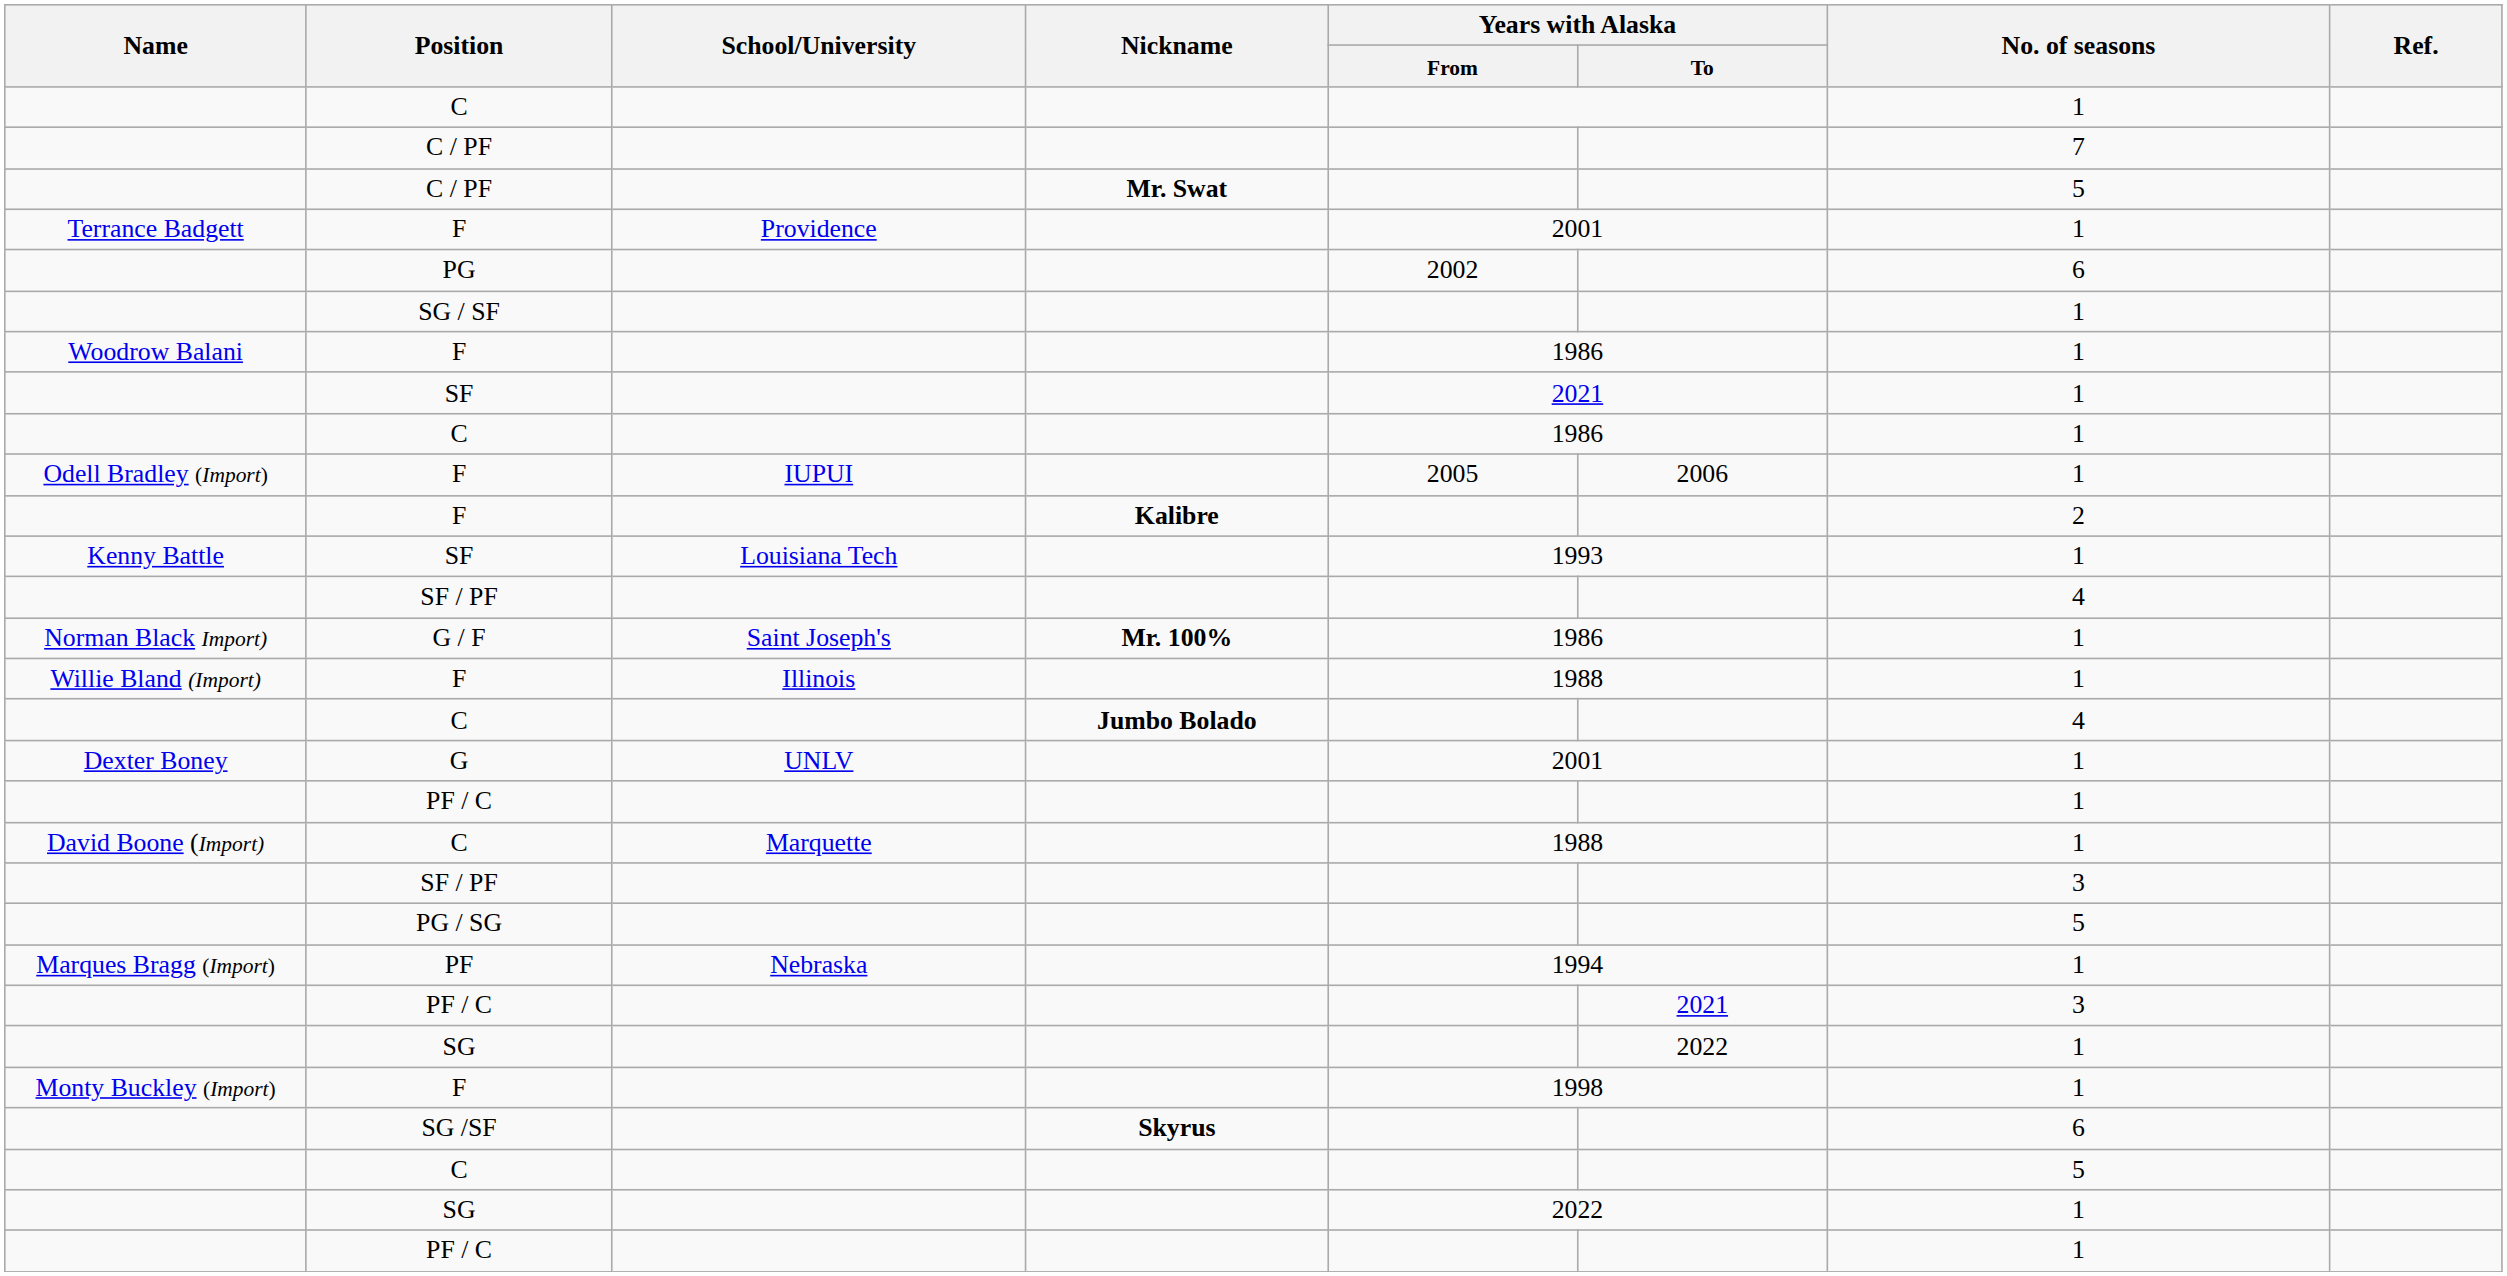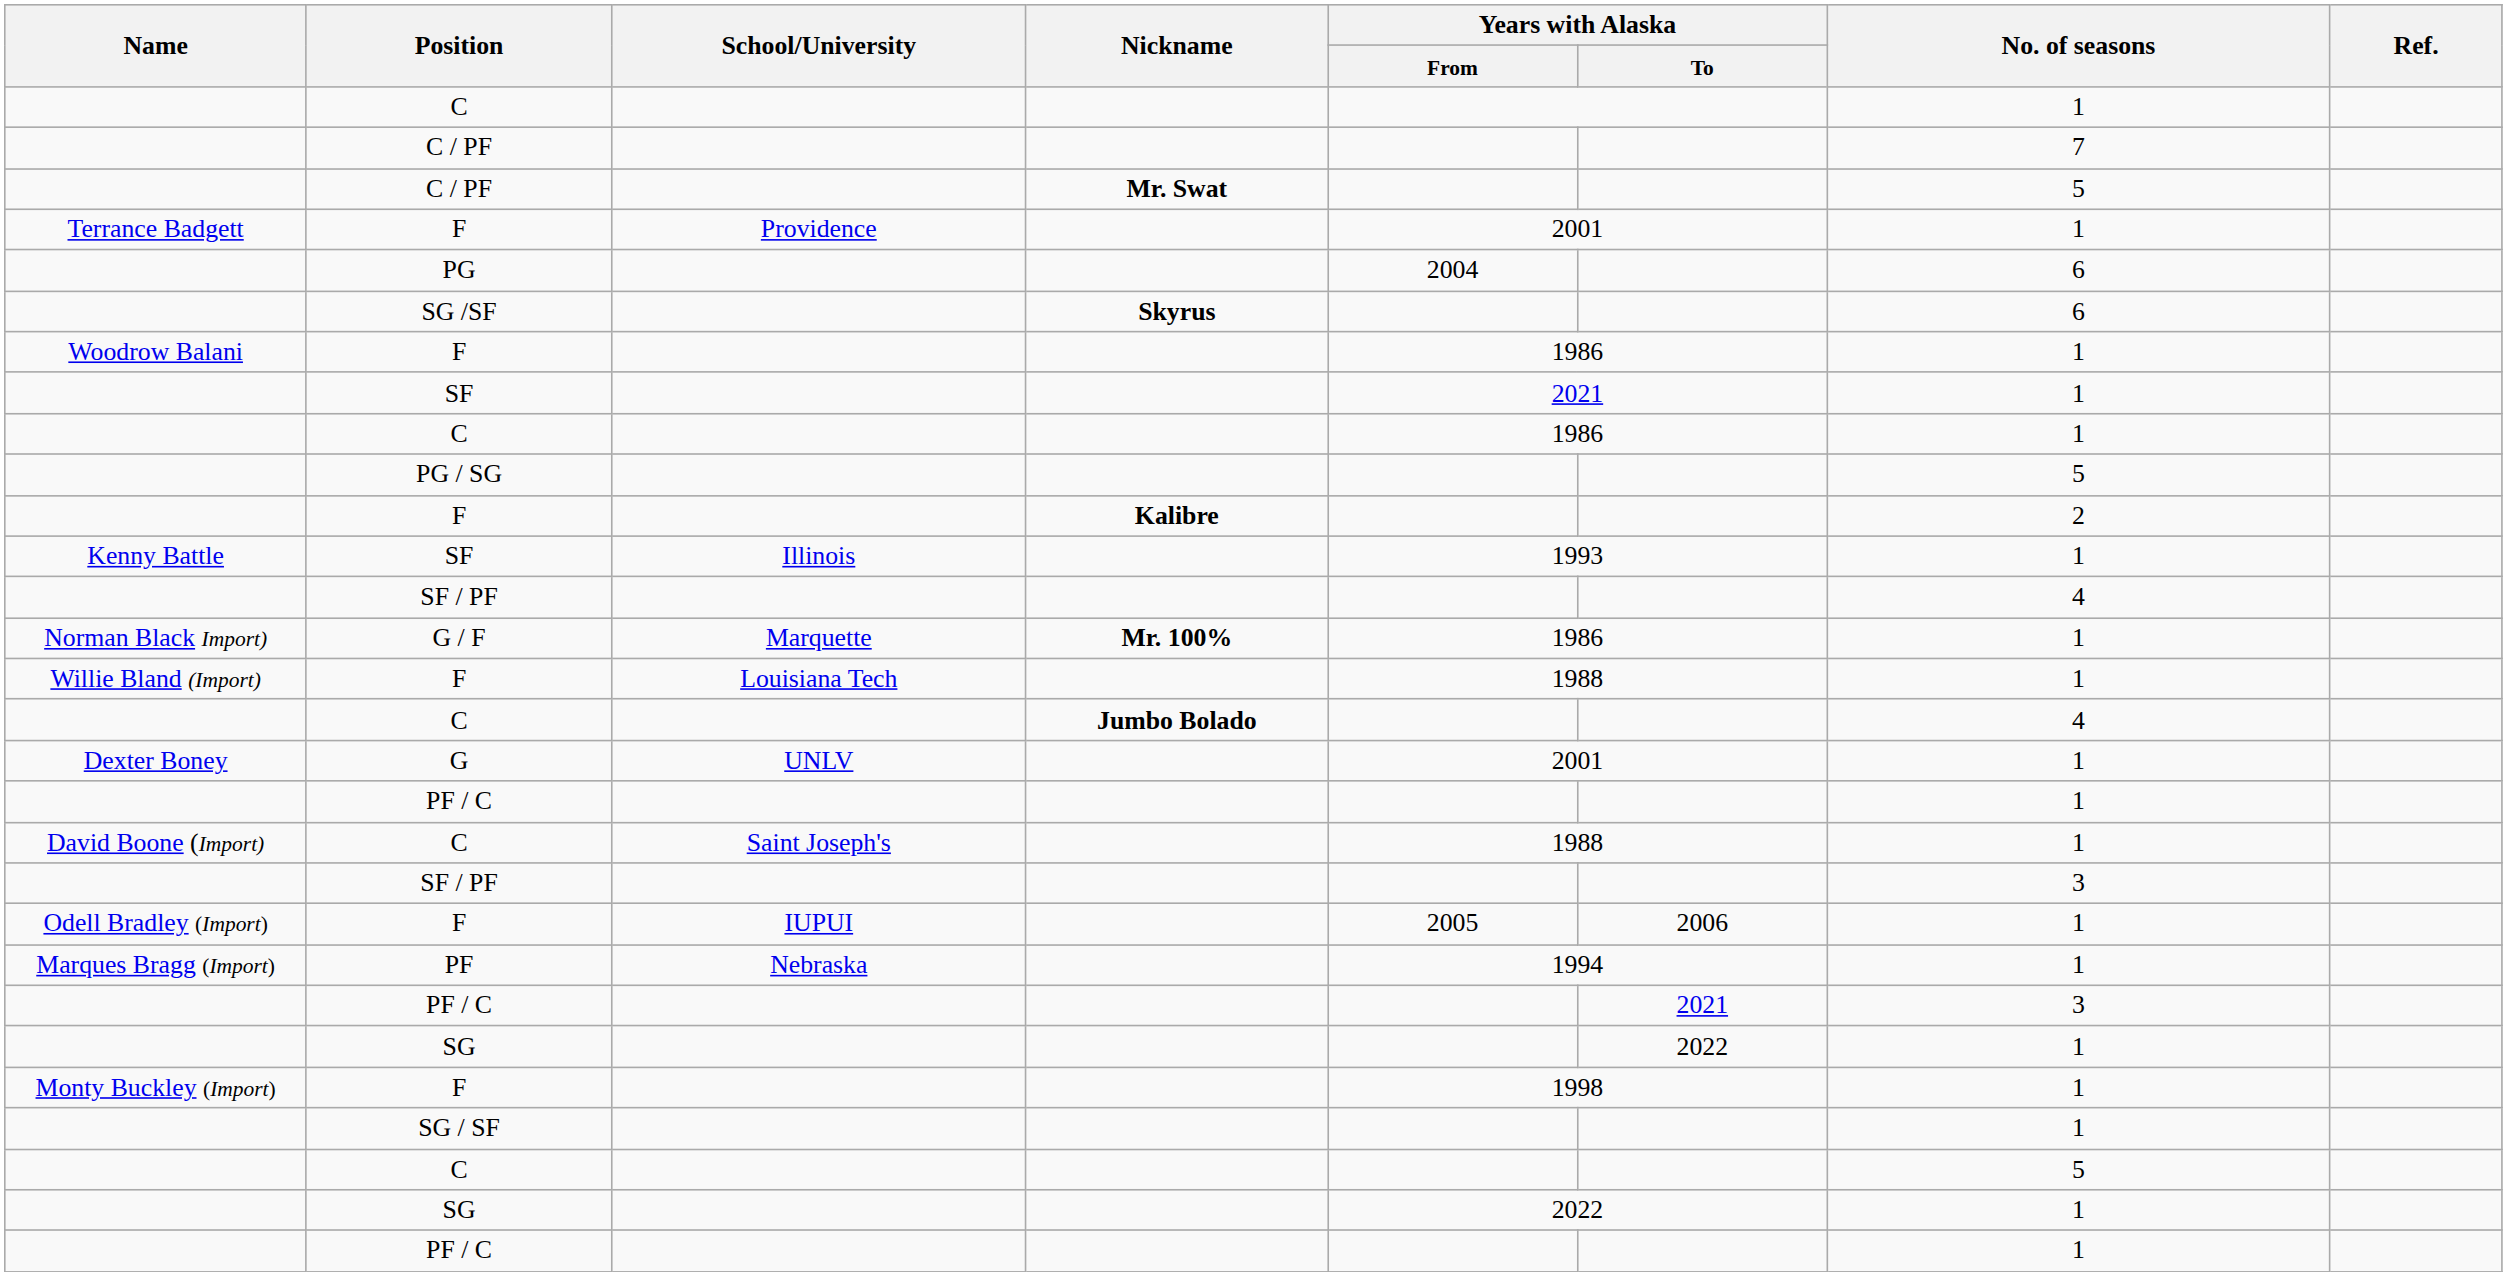(1453, 270) 2002 -> (1453, 270) 2004
rows swapped: (156, 1128) <-> (156, 311)
rows swapped: (156, 924) <-> (156, 474)
(819, 556) Louisiana Tech -> (819, 556) Illinois
(819, 637) Saint Joseph's -> (819, 637) Marquette
(819, 678) Illinois -> (819, 678) Louisiana Tech
(819, 842) Marquette -> (819, 842) Saint Joseph's
